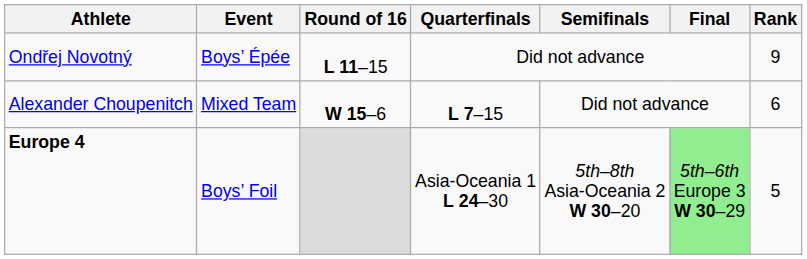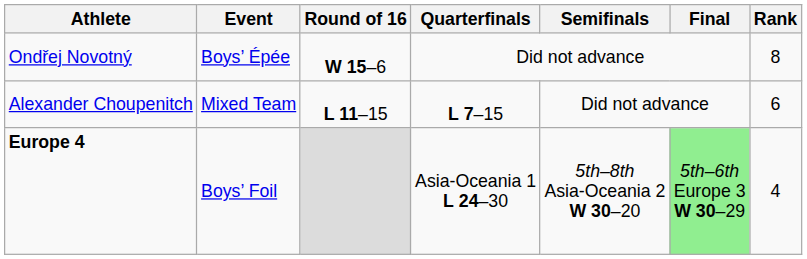(356, 67) L 11–15 -> (356, 67) W 15–6
(776, 57) 9 -> (776, 57) 8
(356, 114) W 15–6 -> (356, 114) L 11–15
(776, 192) 5 -> (776, 192) 4
